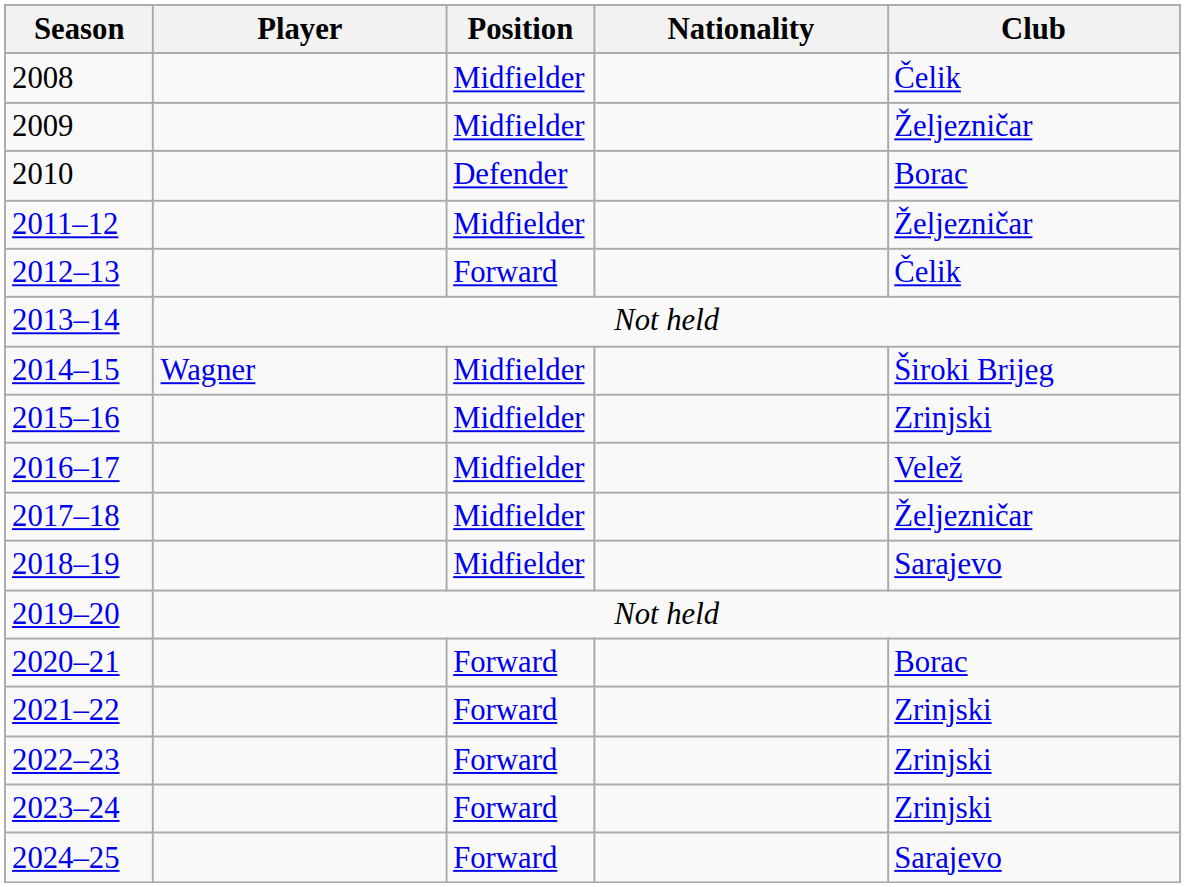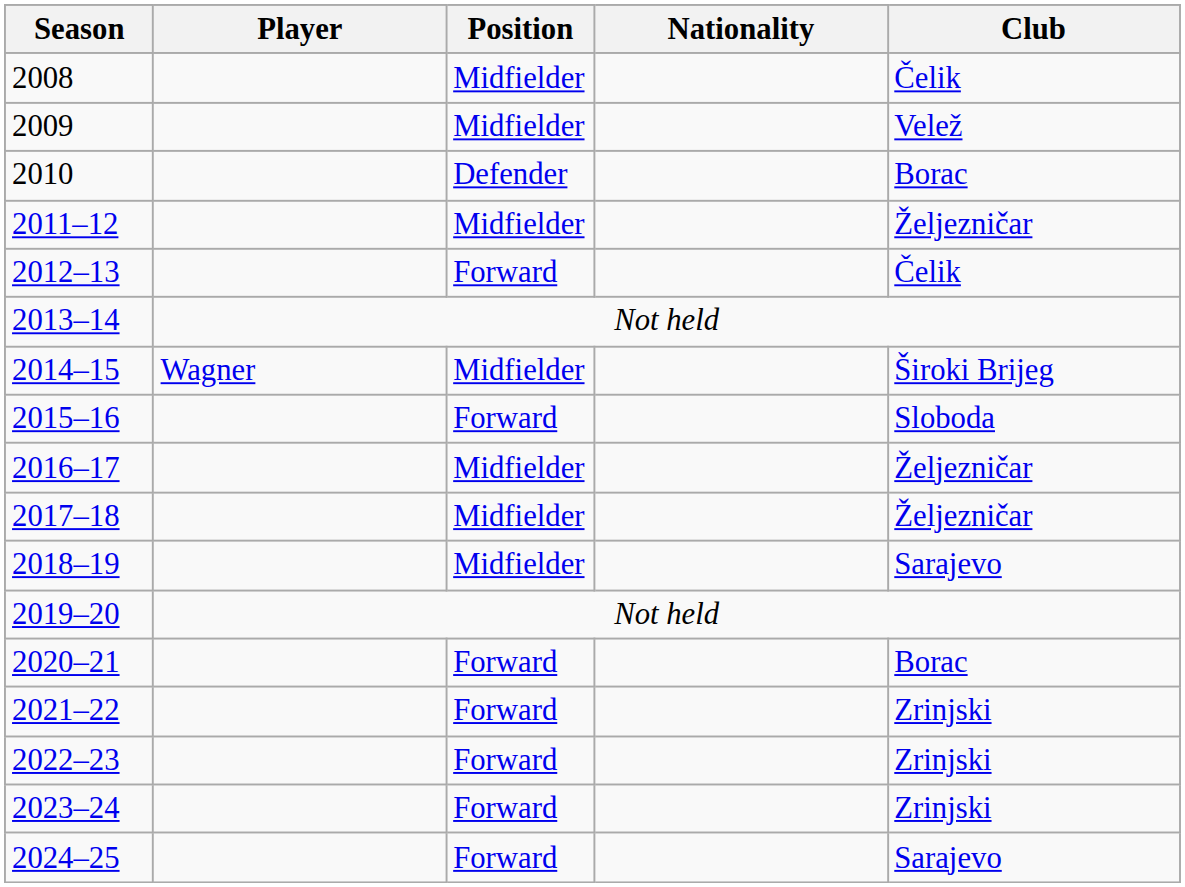(963, 126) Željezničar -> (928, 126) Velež
(519, 418) Midfielder -> (505, 418) Forward
(943, 418) Zrinjski -> (945, 418) Sloboda
(928, 467) Velež -> (963, 467) Željezničar
